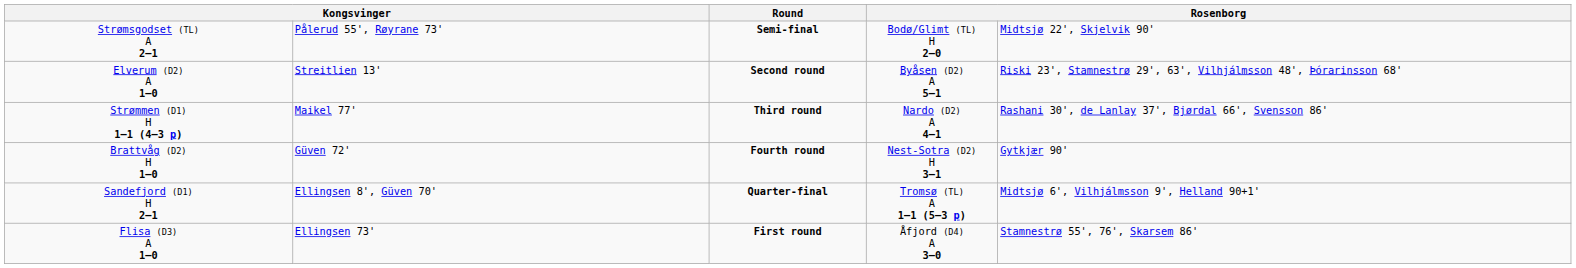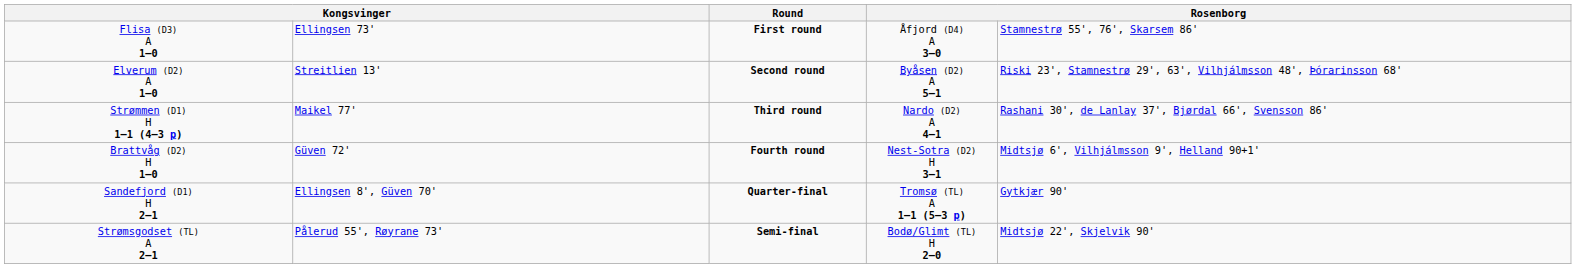rows swapped: (148, 244) <-> (148, 41)
(1034, 151) Gytkjær 90' -> (1130, 151) Midtsjø 6', Vilhjálmsson 9', Helland 90+1'
(1130, 191) Midtsjø 6', Vilhjálmsson 9', Helland 90+1' -> (1034, 191) Gytkjær 90'
